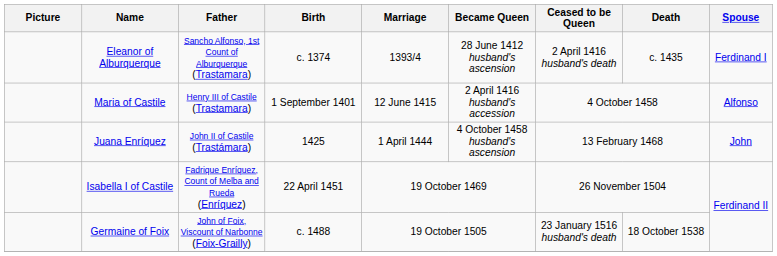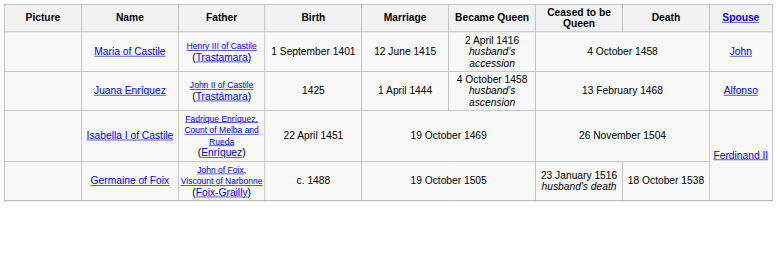- row: (130, 57)
(741, 102) Alfonso -> (741, 51) John
(741, 141) John -> (741, 91) Alfonso
